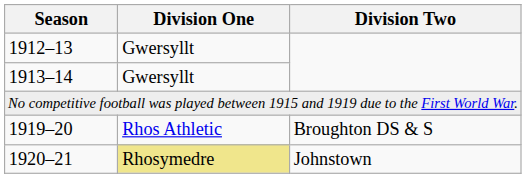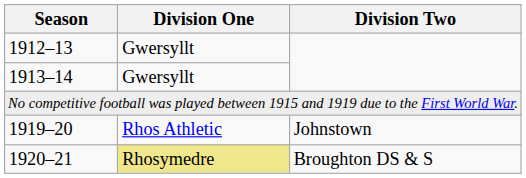(363, 129) Broughton DS & S -> (333, 129) Johnstown
(333, 158) Johnstown -> (363, 158) Broughton DS & S
